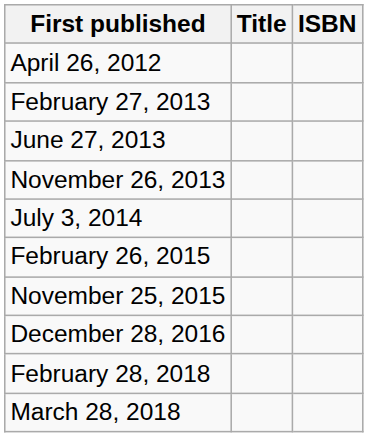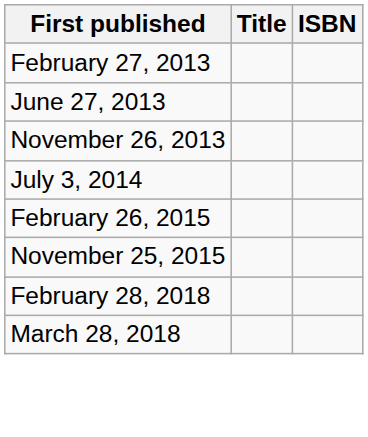- row: (86, 62)
- row: (118, 334)
